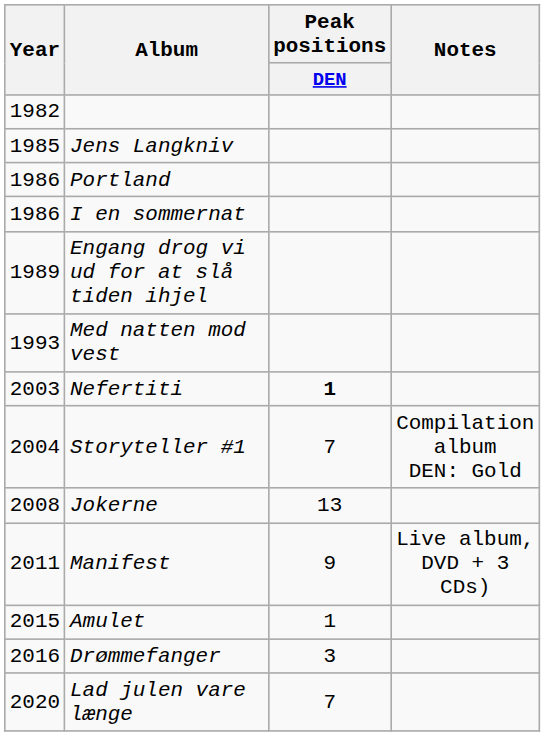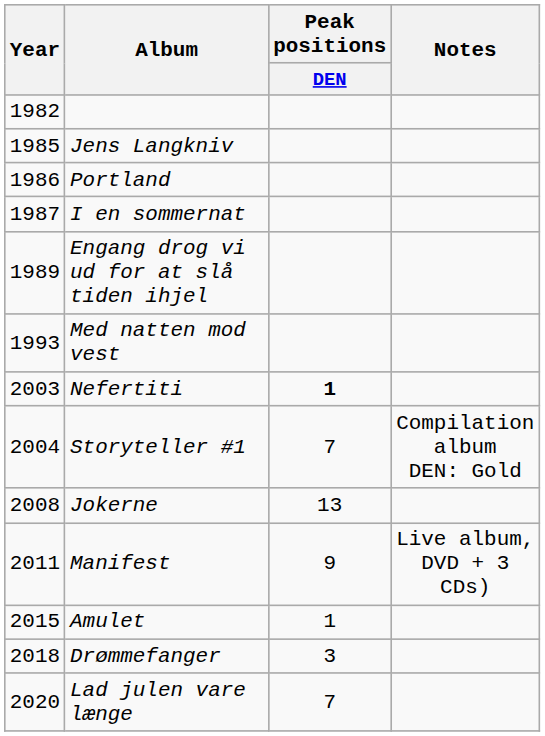(35, 214) 1986 -> (35, 214) 1987
(35, 656) 2016 -> (35, 656) 2018
